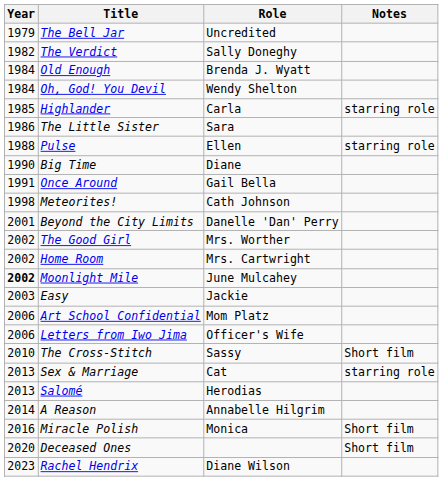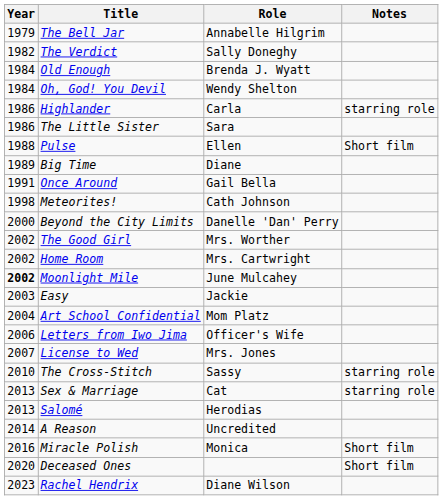(241, 33) Uncredited -> (266, 33) Annabelle Hilgrim
(21, 108) 1985 -> (21, 108) 1986
(389, 146) starring role -> (379, 146) Short film
(21, 165) 1990 -> (21, 165) 1989
(21, 221) 2001 -> (21, 221) 2000
(21, 316) 2006 -> (21, 316) 2004
+ row: (89, 353)
(379, 353) Short film -> (389, 372) starring role
(266, 410) Annabelle Hilgrim -> (241, 429) Uncredited
